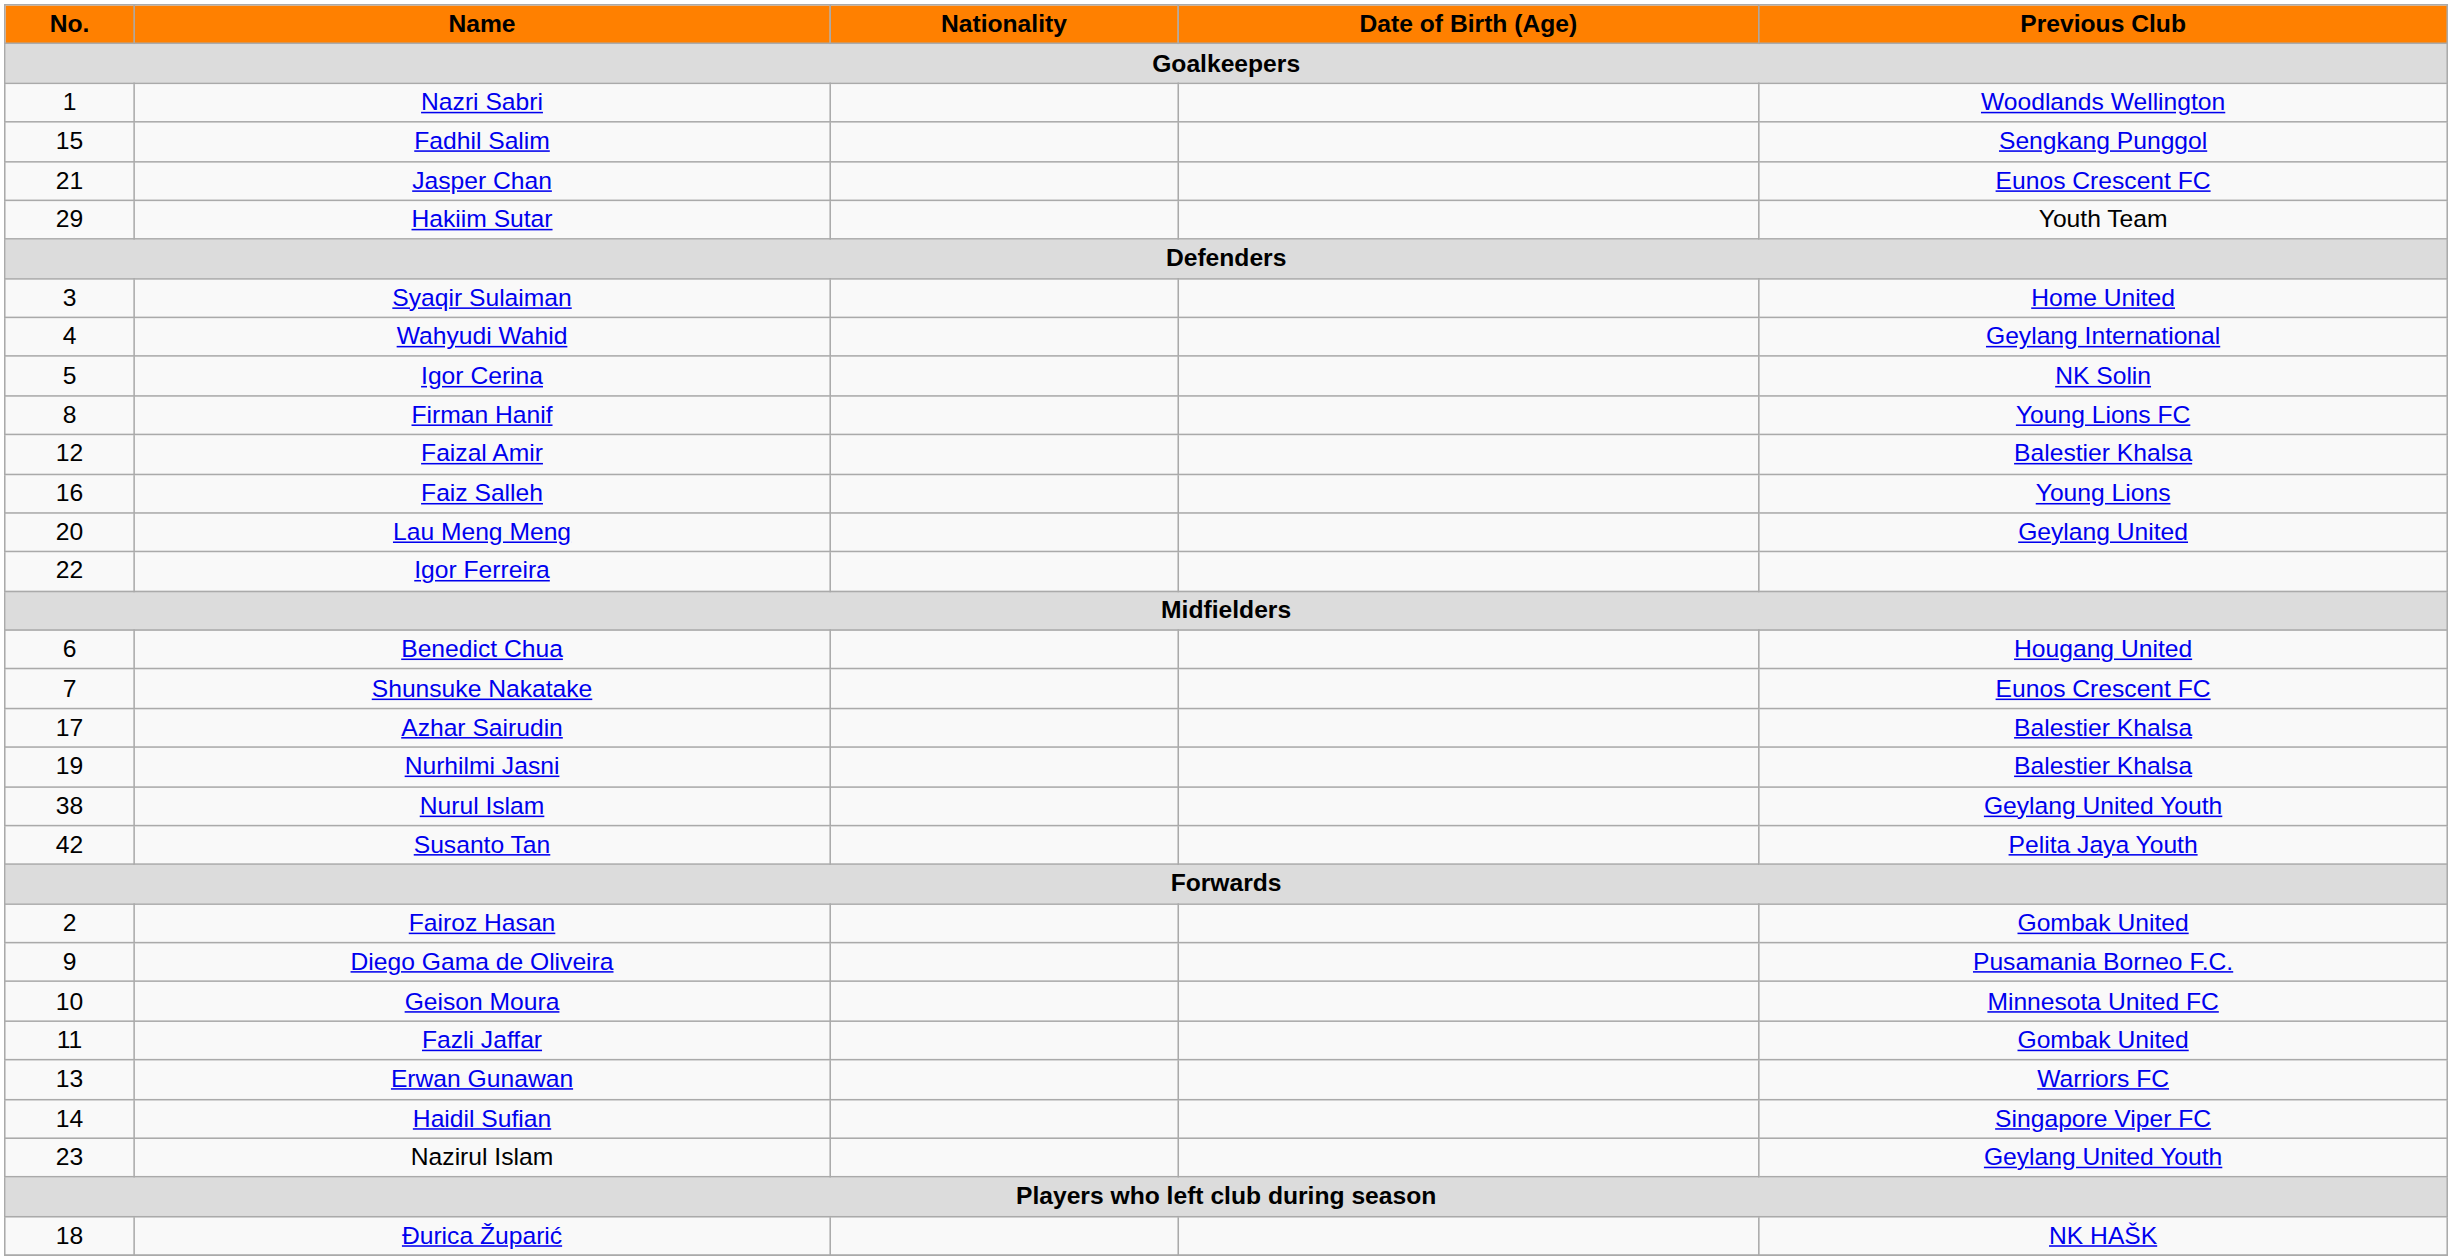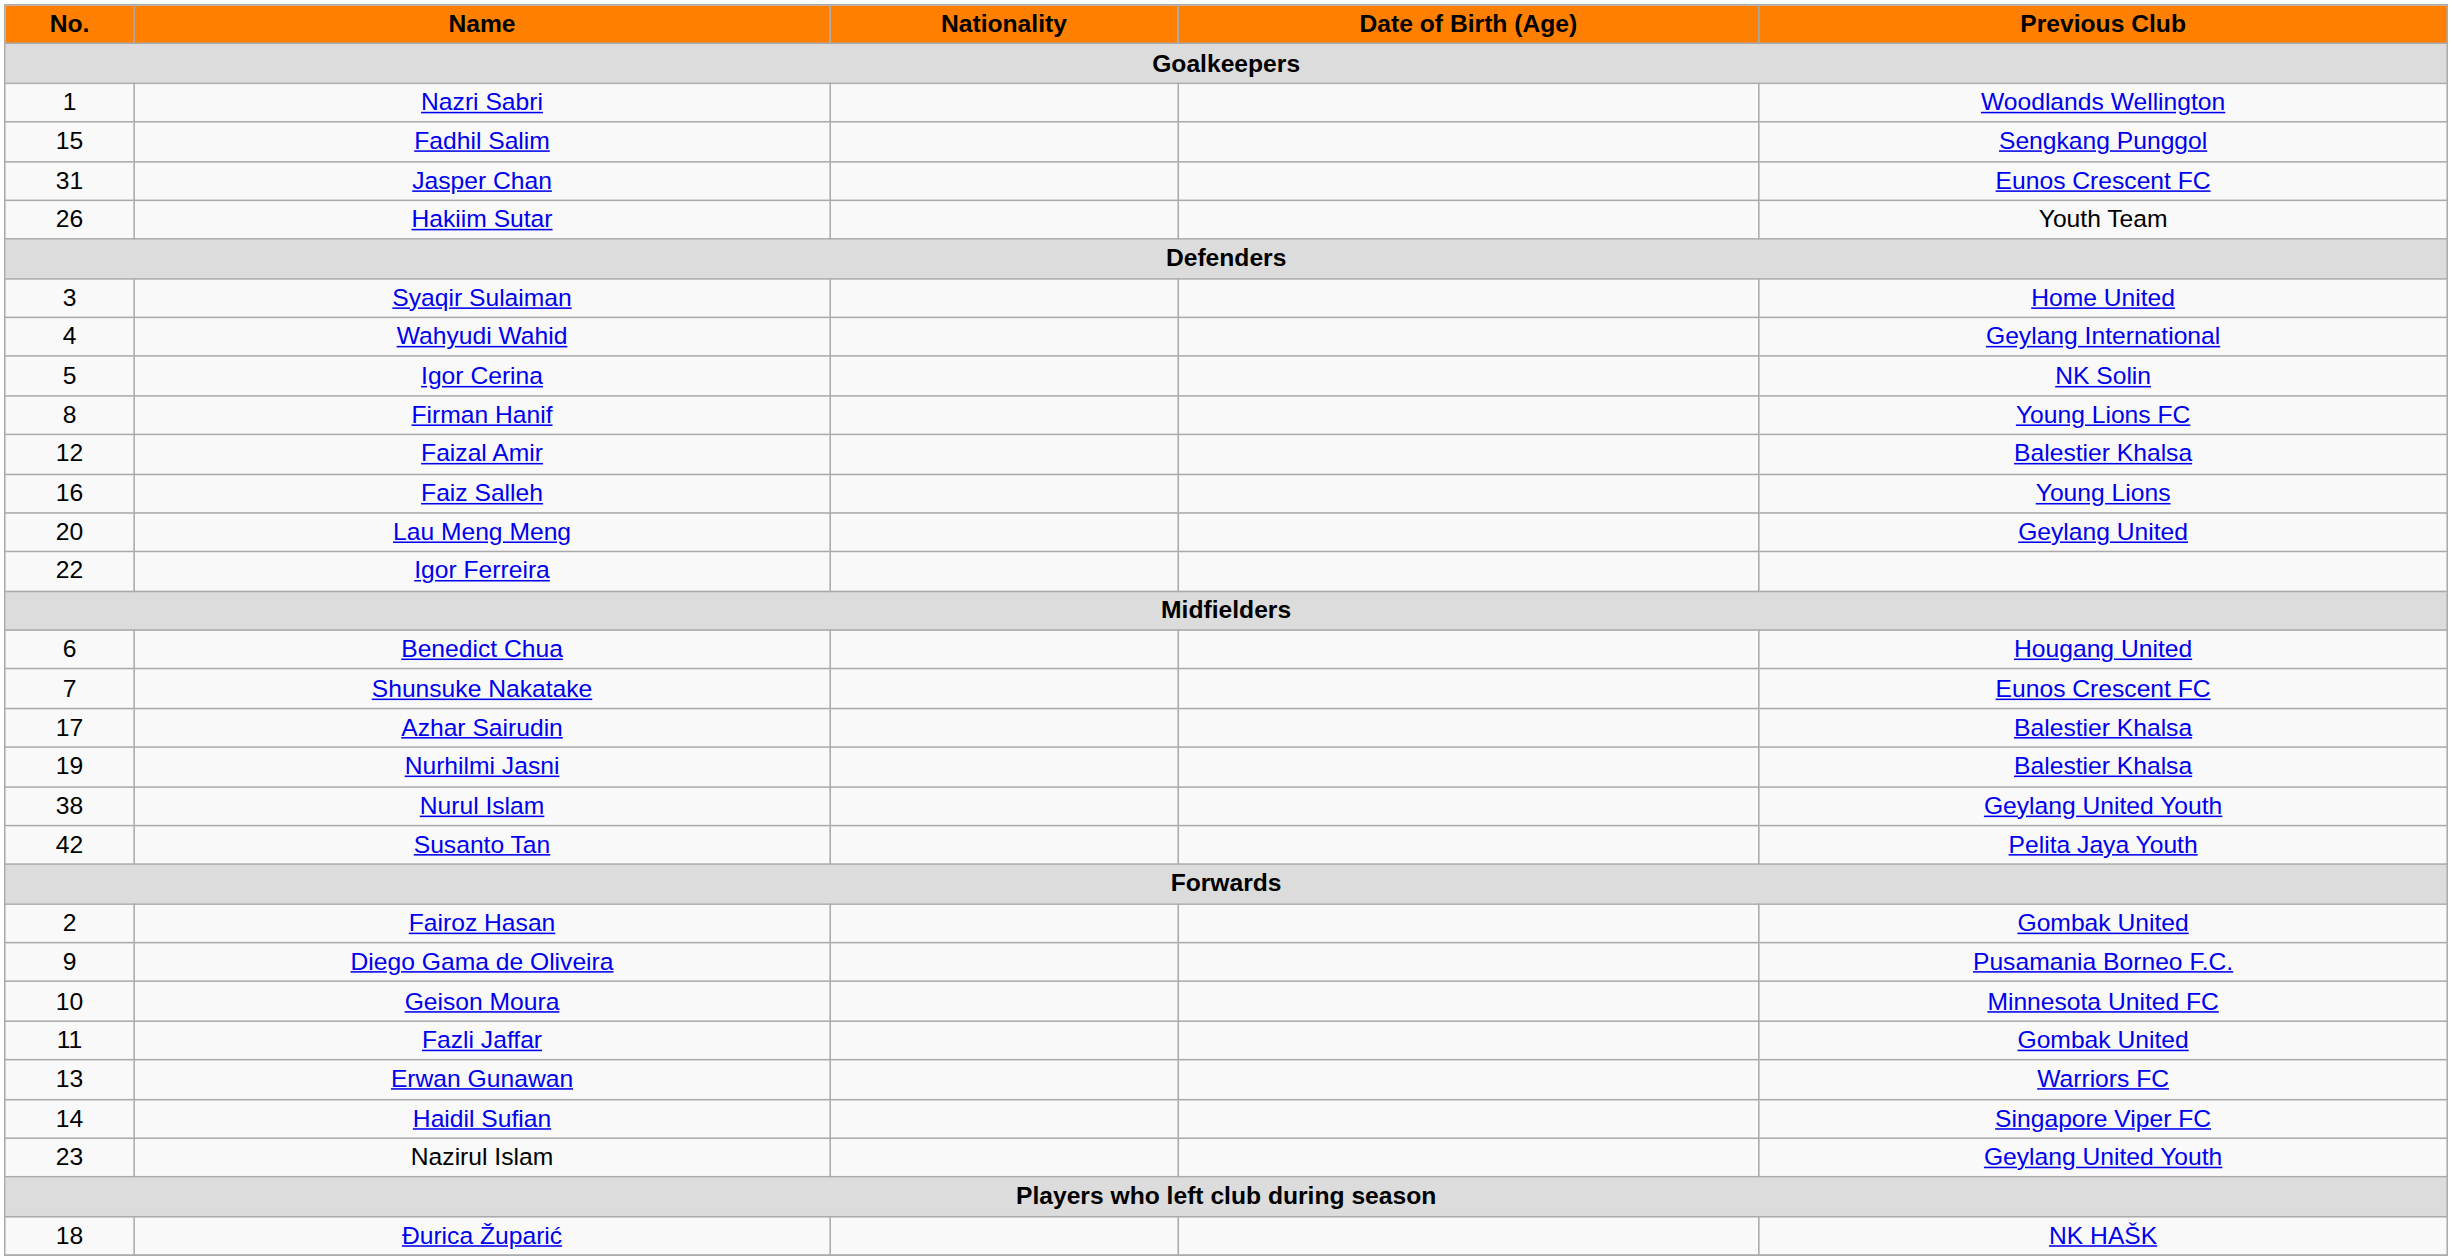(69, 180) 21 -> (69, 180) 31
(69, 219) 29 -> (69, 219) 26
